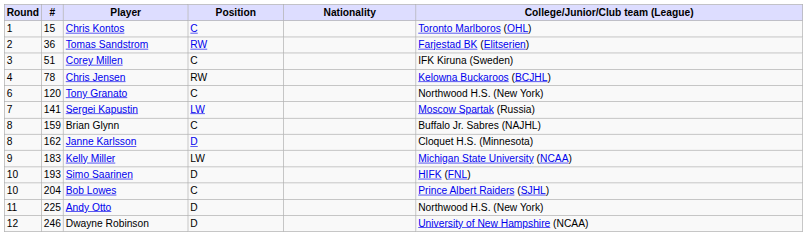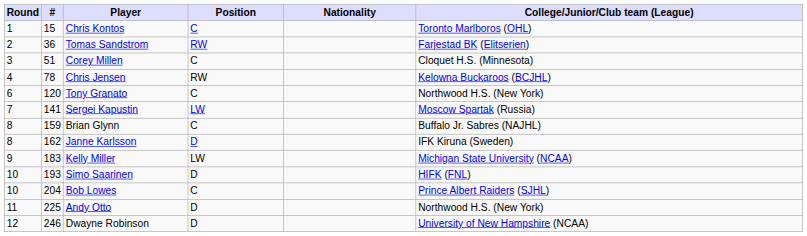(466, 61) IFK Kiruna (Sweden) -> (476, 61) Cloquet H.S. (Minnesota)
(476, 142) Cloquet H.S. (Minnesota) -> (466, 142) IFK Kiruna (Sweden)
